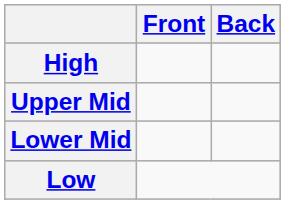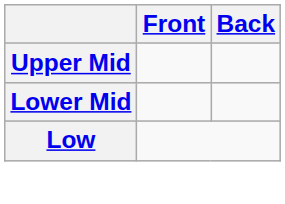- row: (71, 62)
